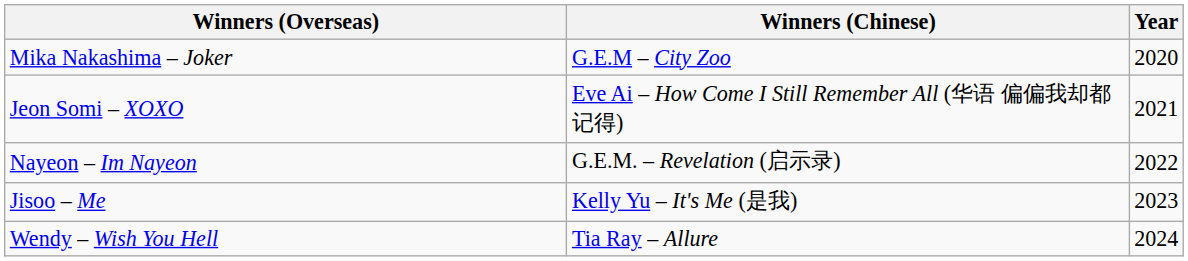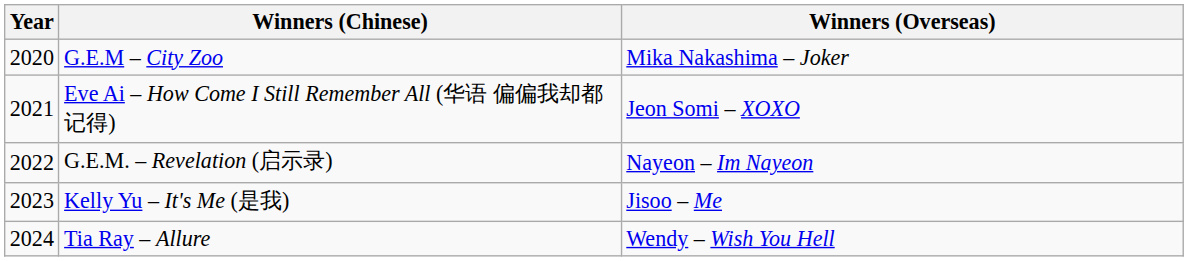columns swapped: (1156, 22) <-> (286, 22)
